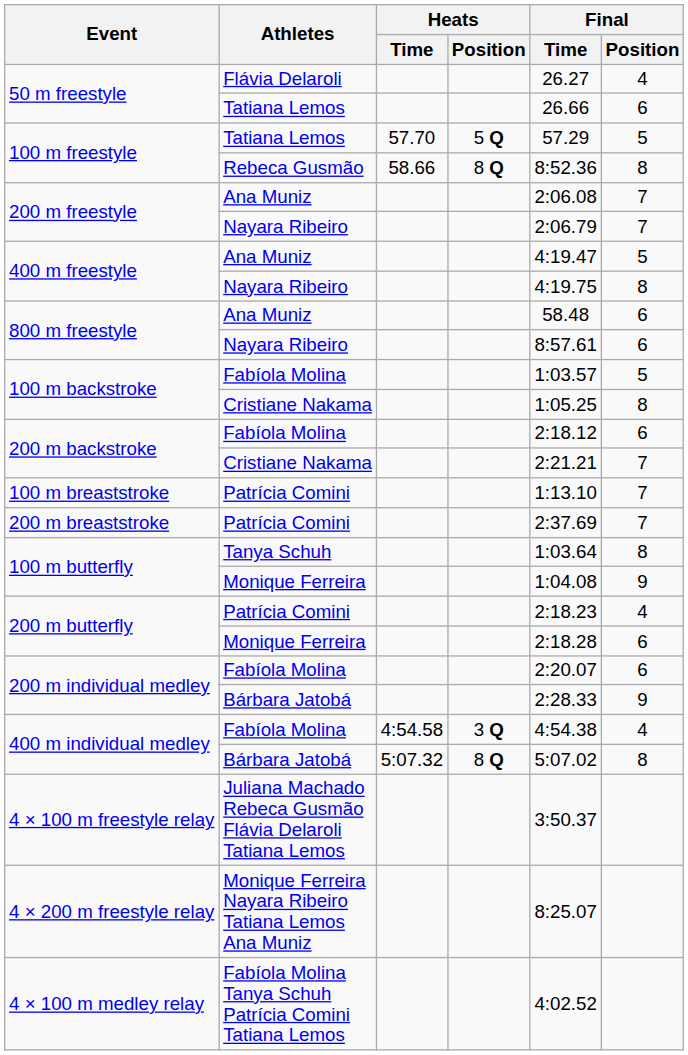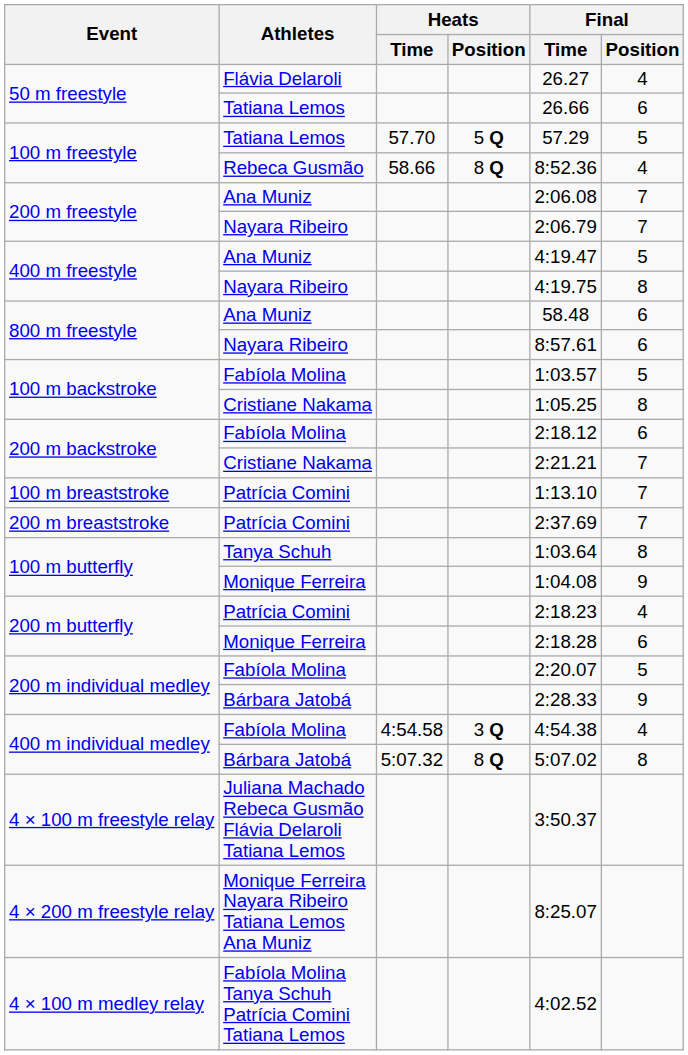(643, 168) 8 -> (643, 168) 4
(643, 670) 6 -> (643, 670) 5
